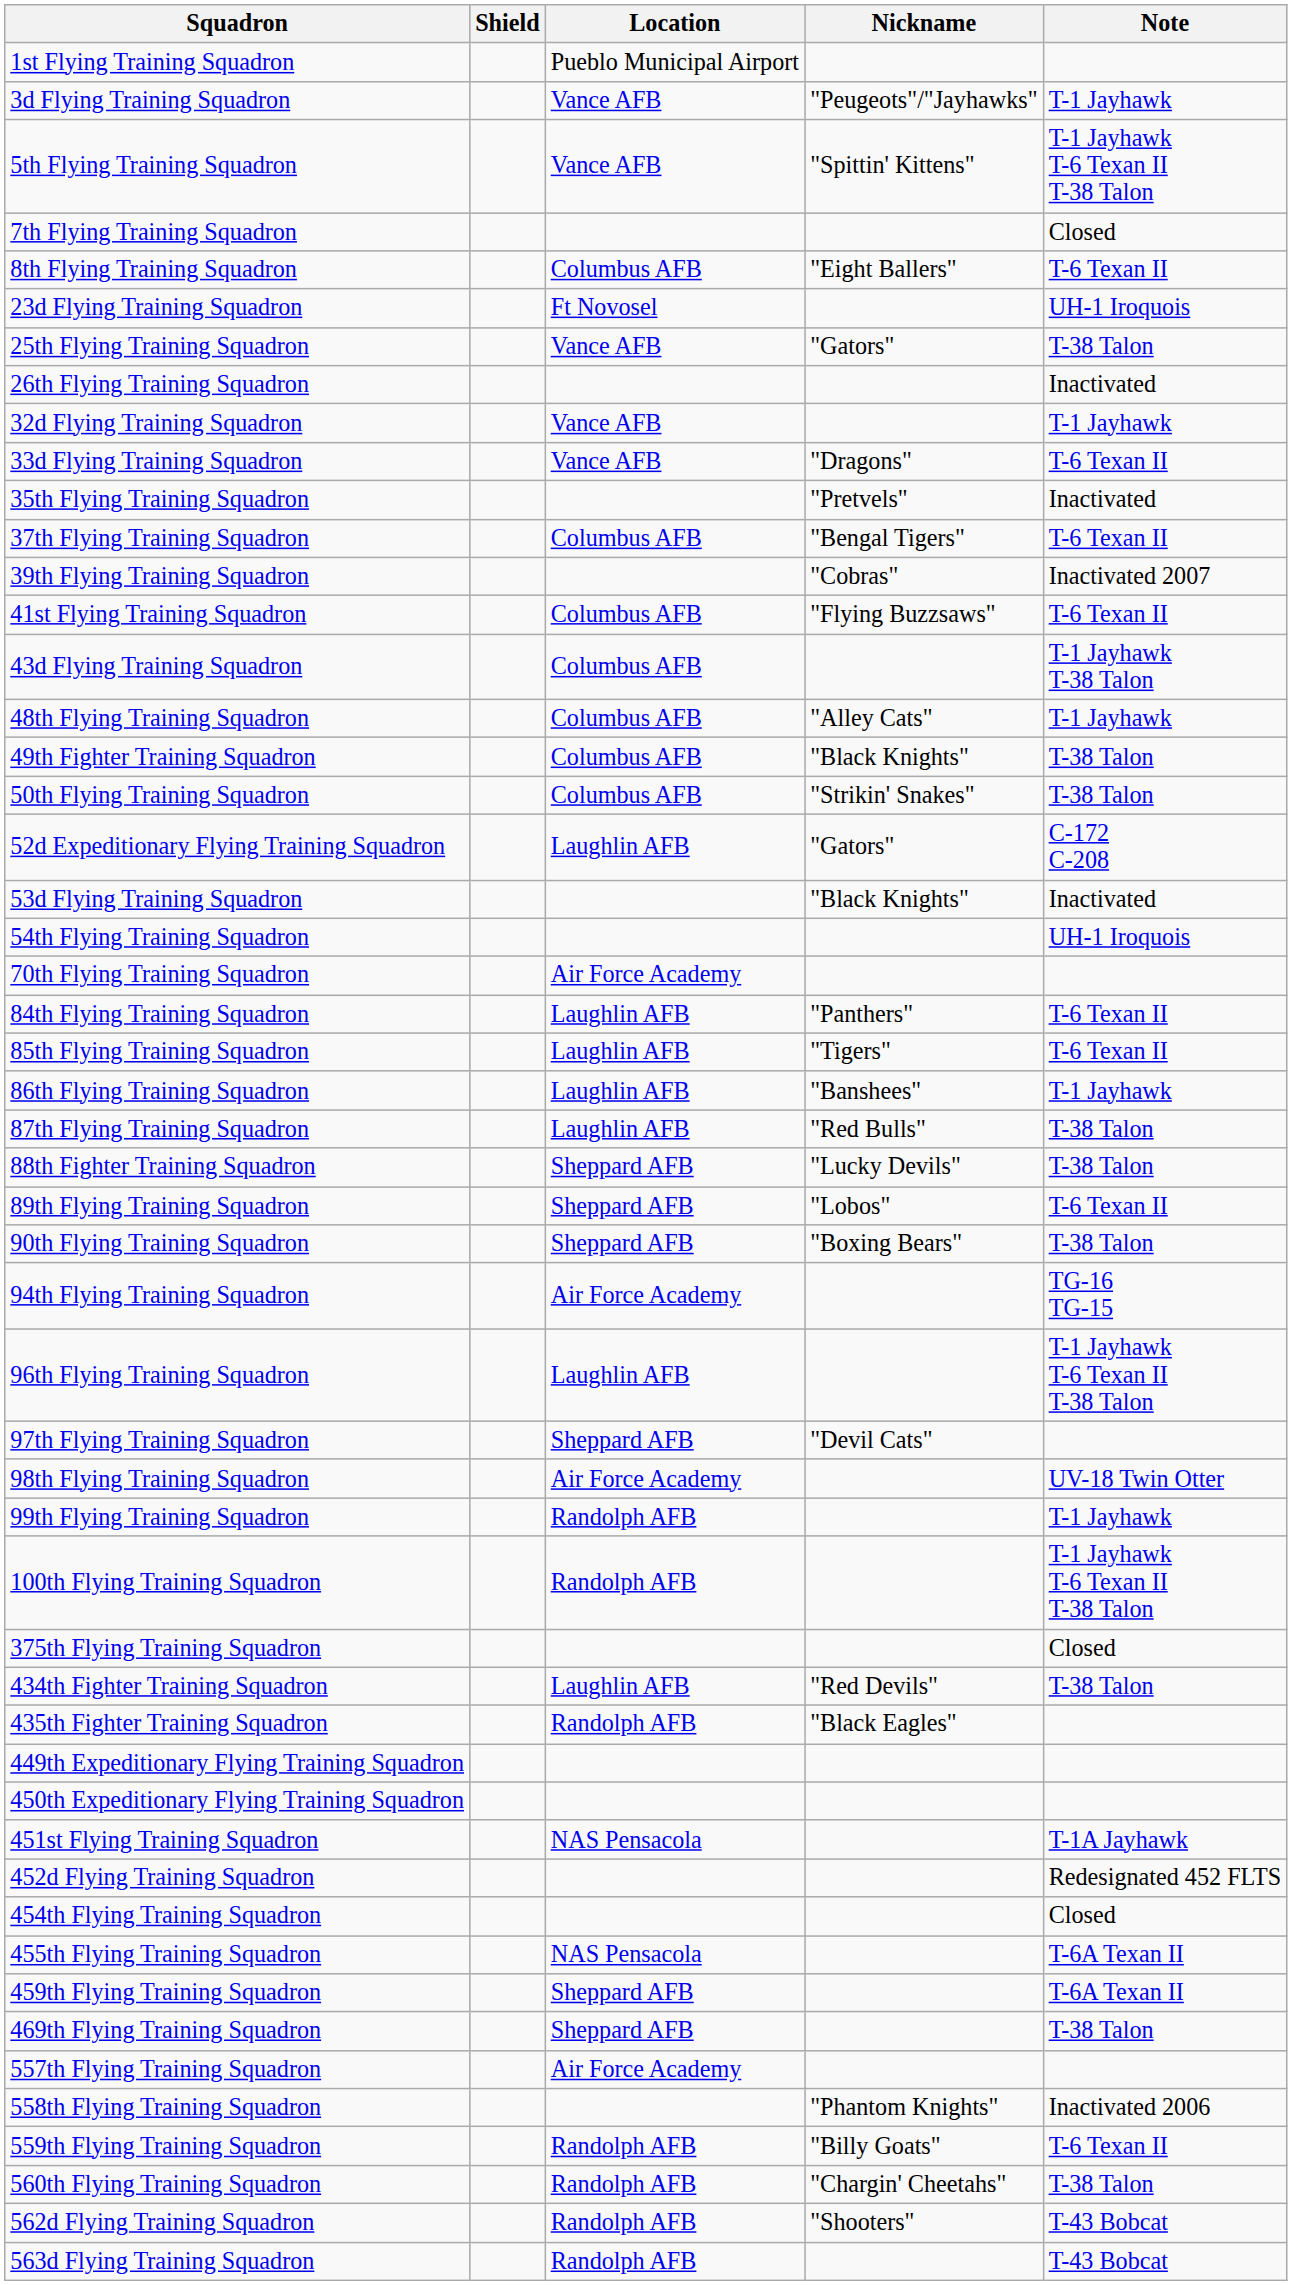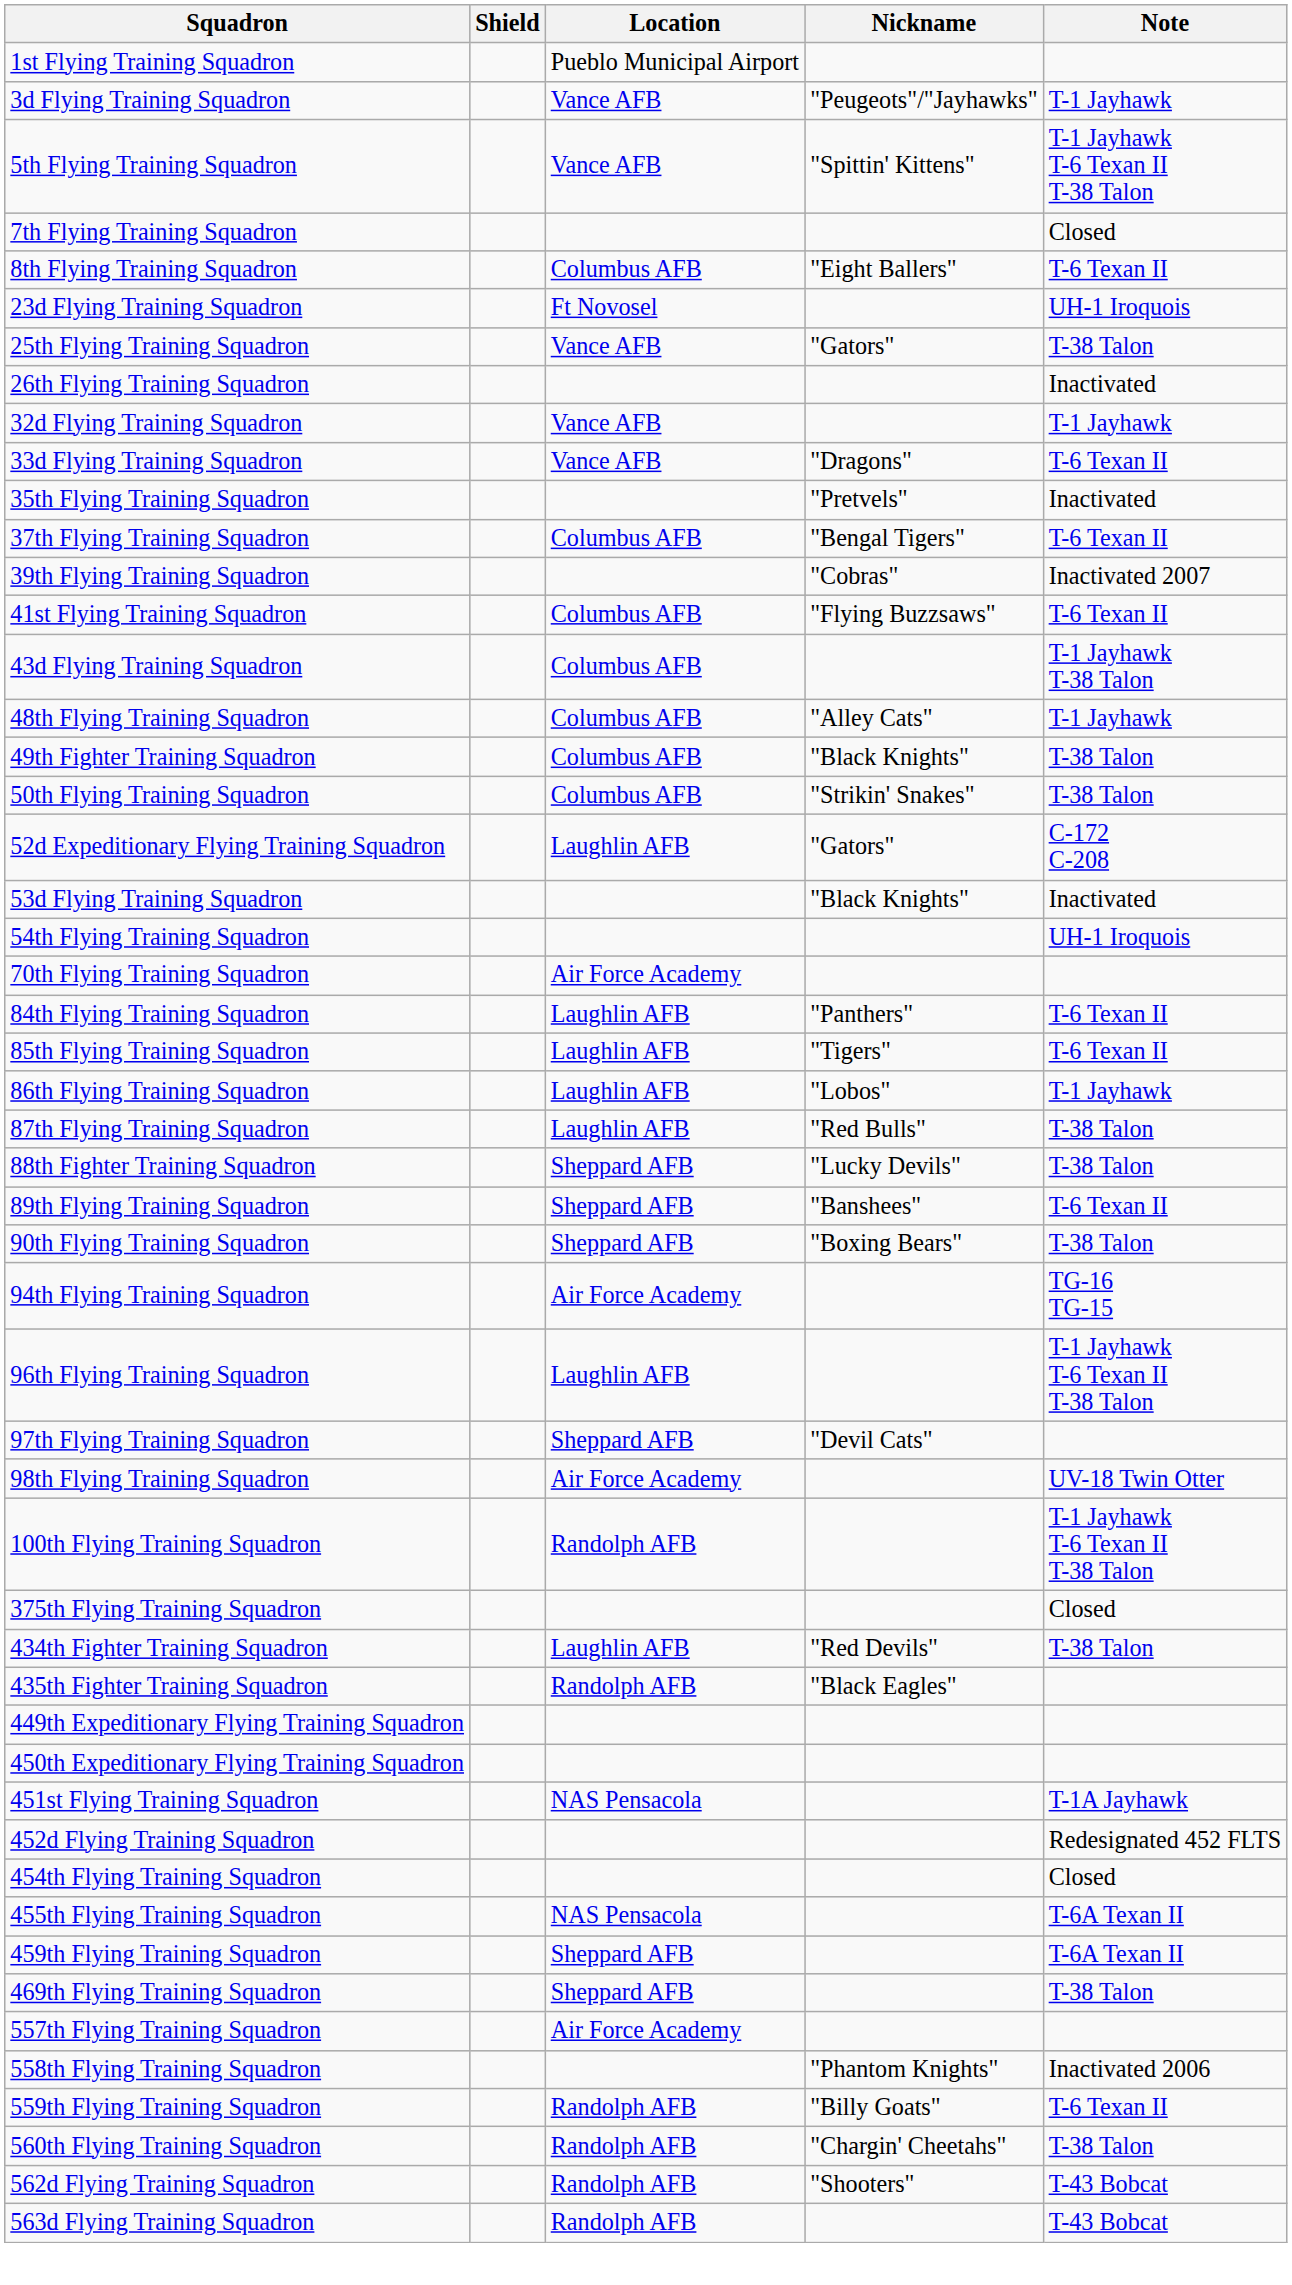(866, 1090) "Banshees" -> (850, 1090) "Lobos"
(850, 1205) "Lobos" -> (866, 1205) "Banshees"
- row: (160, 1516)
